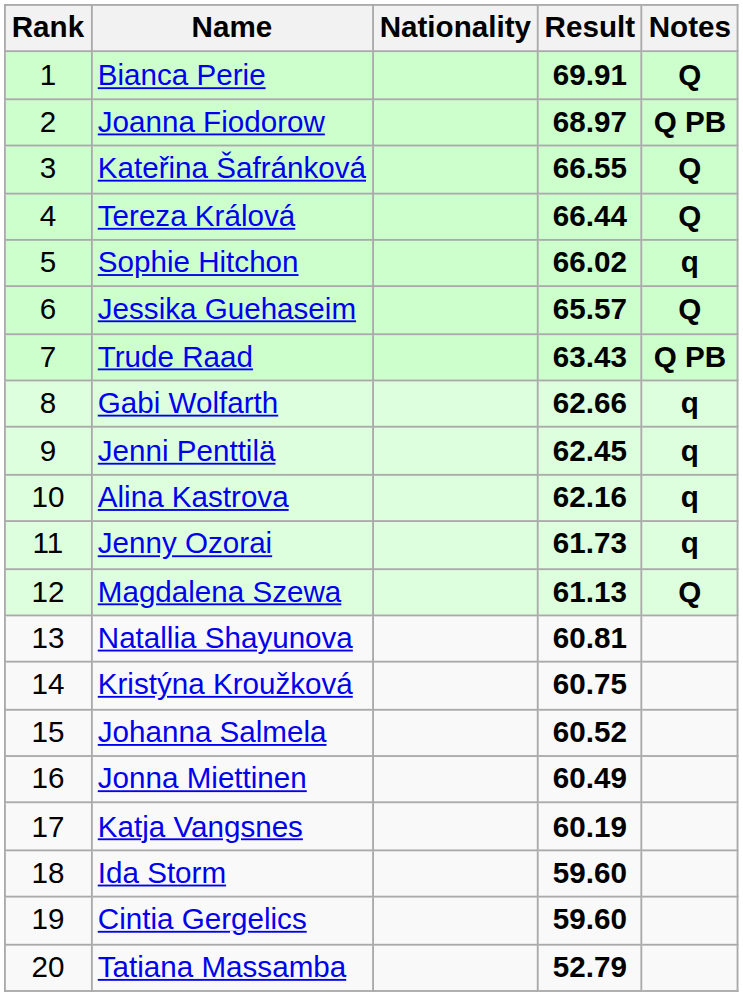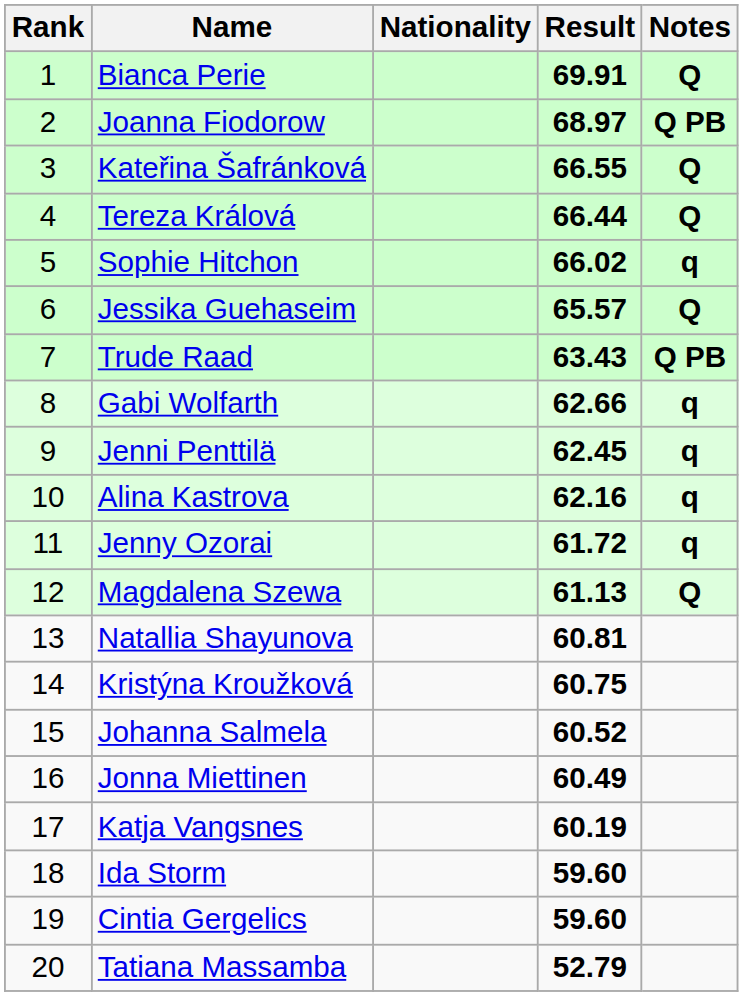(590, 544) 61.73 -> (590, 544) 61.72
